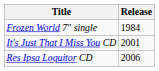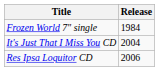(130, 43) 2001 -> (130, 43) 2004
